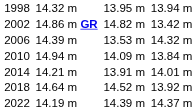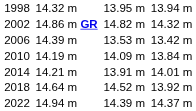(172, 24) 13.42 m -> (172, 24) 14.32 m
(172, 40) 14.32 m -> (172, 40) 13.42 m
(56, 56) 14.94 m -> (56, 56) 14.19 m
(56, 103) 14.19 m -> (56, 103) 14.94 m
